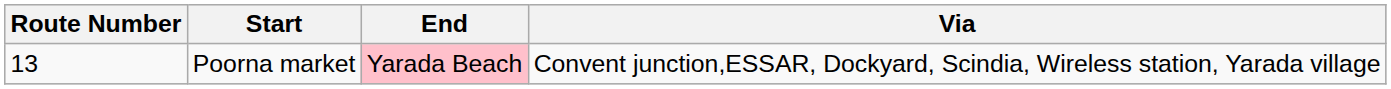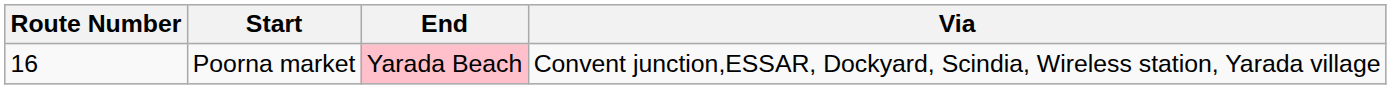(24, 63) 13 -> (24, 63) 16
